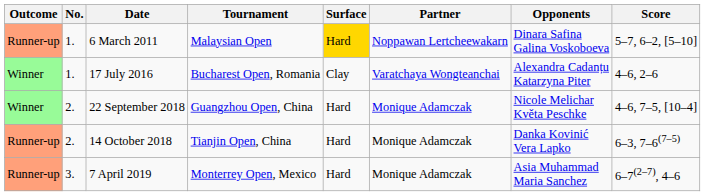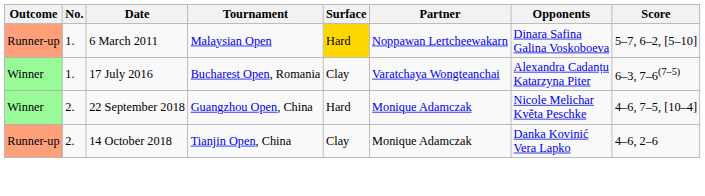(636, 74) 4–6, 2–6 -> (648, 74) 6–3, 7–6(7–5)
(338, 140) Hard -> (338, 140) Clay
(648, 140) 6–3, 7–6(7–5) -> (636, 140) 4–6, 2–6
- row: (120, 174)
